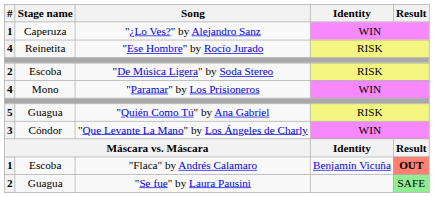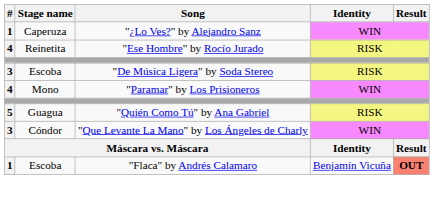(10, 71) 2 -> (10, 71) 3
- row: (45, 183)
